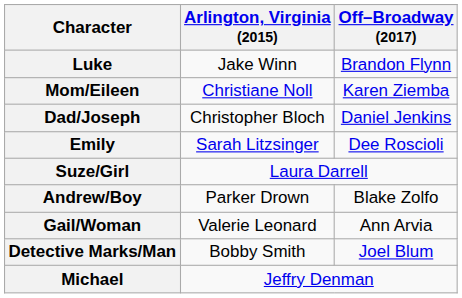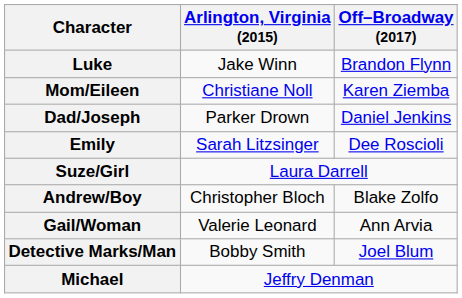(257, 117) Christopher Bloch -> (257, 117) Parker Drown
(257, 198) Parker Drown -> (257, 198) Christopher Bloch
